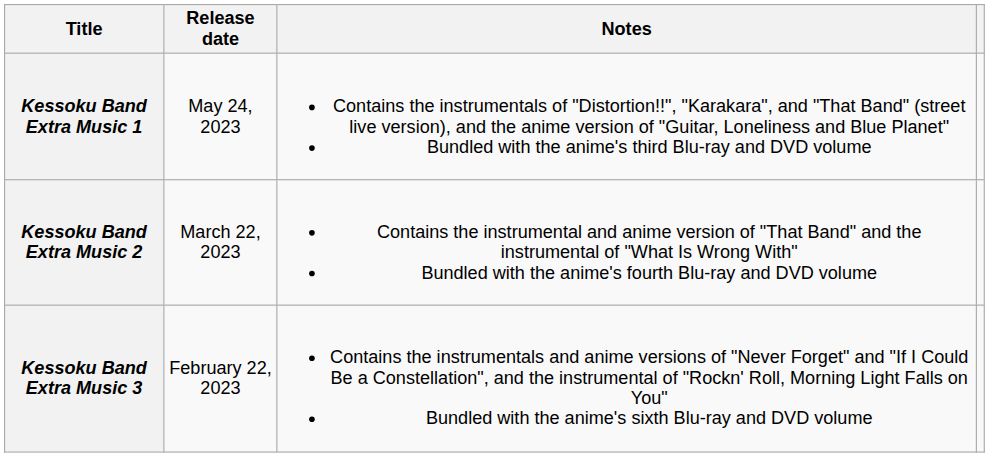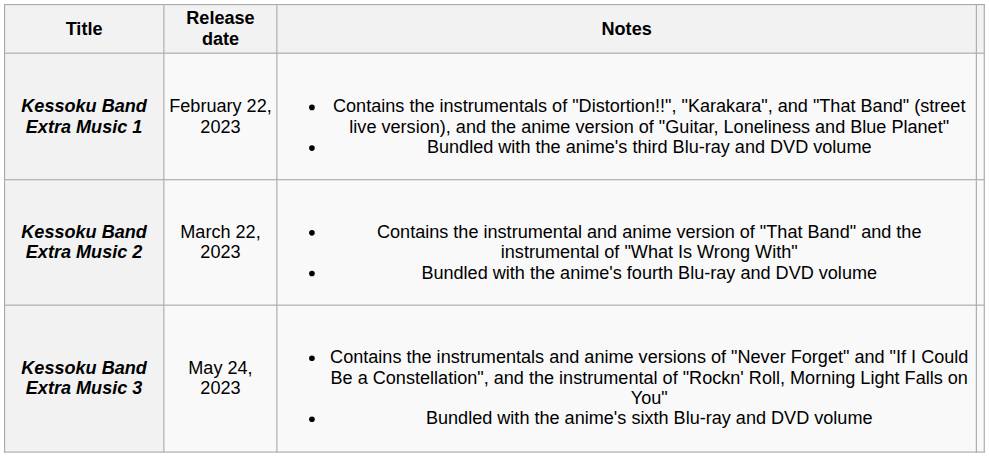(220, 116) May 24, 2023 -> (220, 116) February 22, 2023
(220, 378) February 22, 2023 -> (220, 378) May 24, 2023
